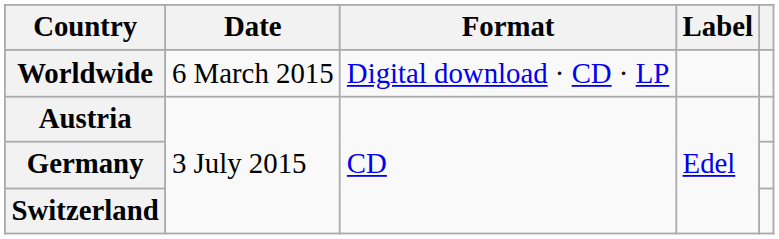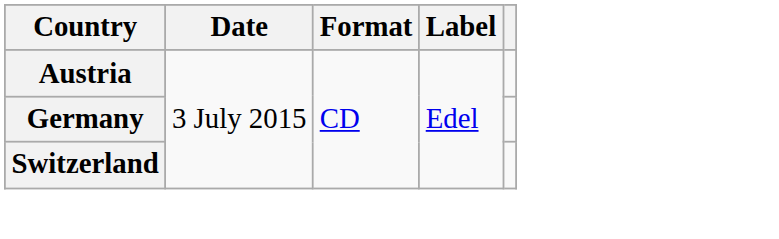- row: (85, 73)
